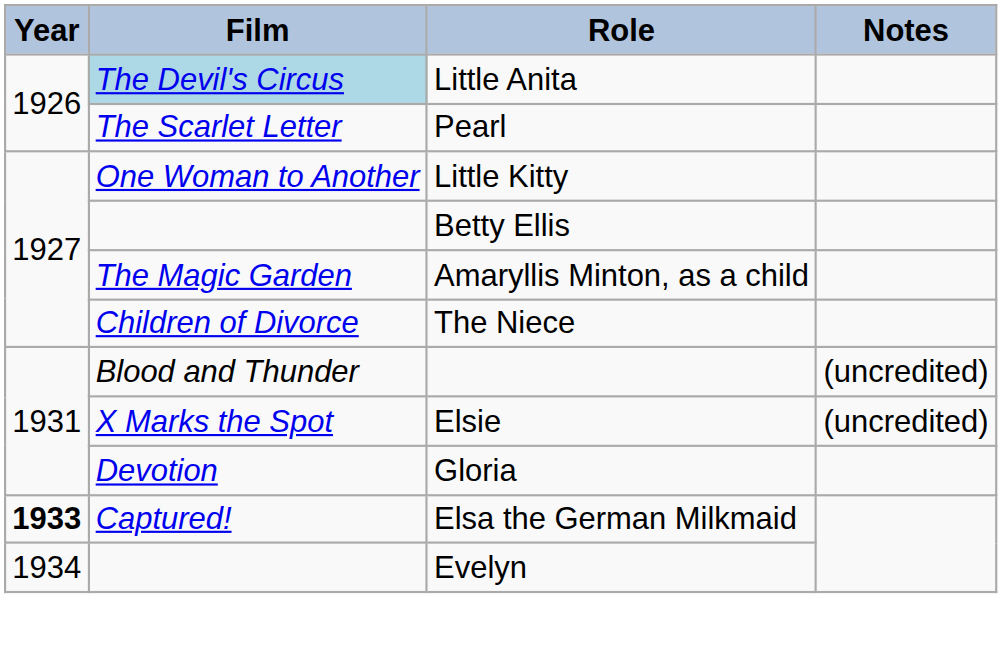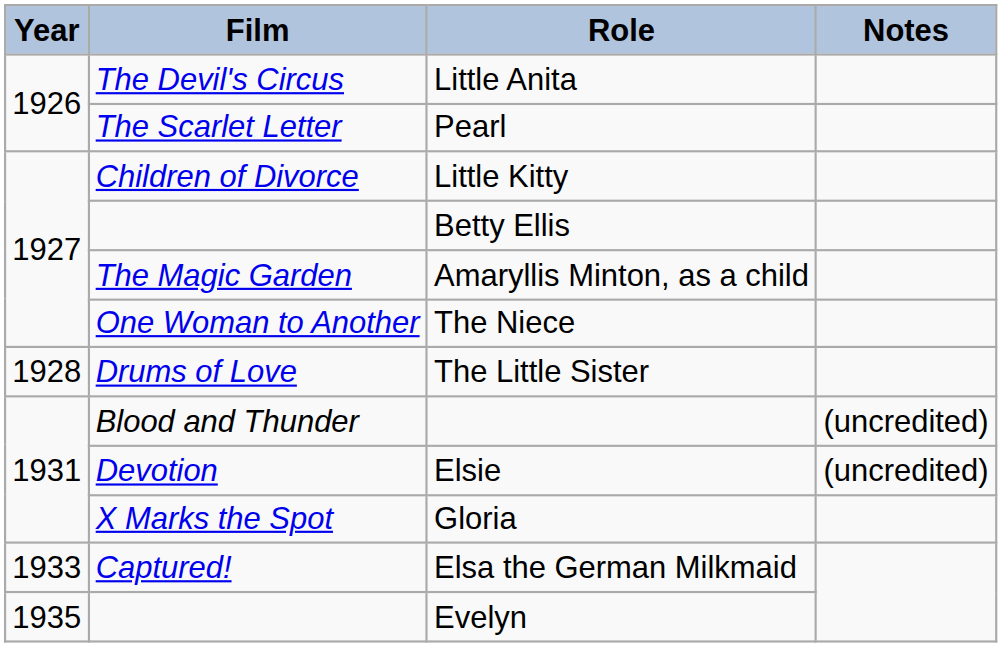(220, 79) lightblue background -> (220, 79) no background
(258, 177) One Woman to Another -> (227, 177) Children of Divorce
(227, 323) Children of Divorce -> (258, 323) One Woman to Another
+ row: (542, 372)
(214, 421) X Marks the Spot -> (157, 470) Devotion
(157, 470) Devotion -> (214, 519) X Marks the Spot
(47, 519) bold -> (47, 568) normal
(47, 568) 1934 -> (47, 617) 1935
